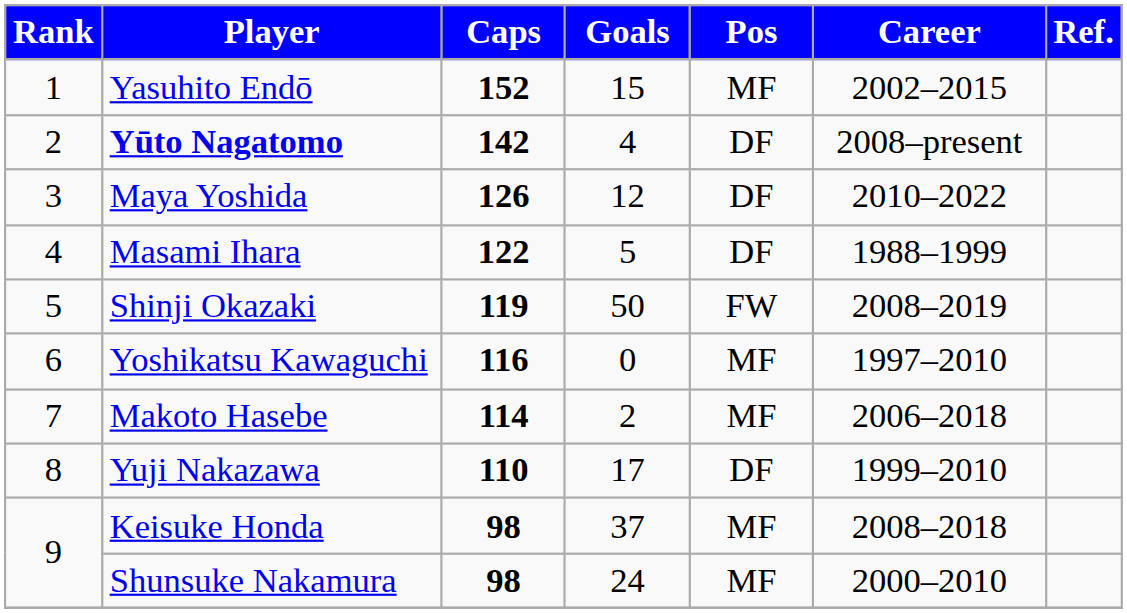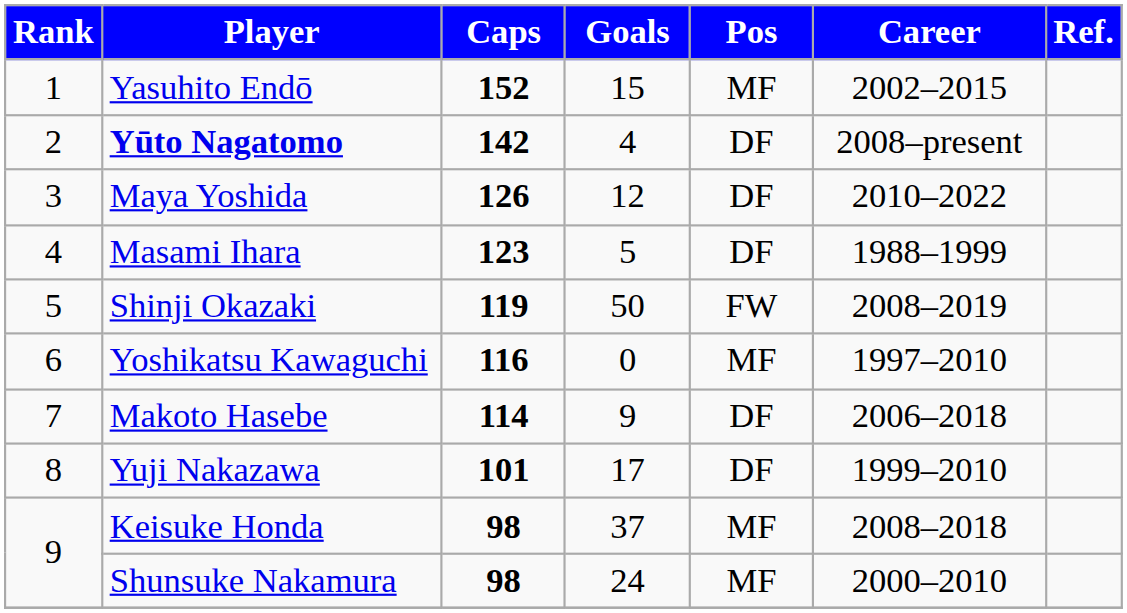(504, 251) 122 -> (504, 251) 123
(628, 415) 2 -> (628, 415) 9
(751, 415) MF -> (751, 415) DF
(504, 470) 110 -> (504, 470) 101
